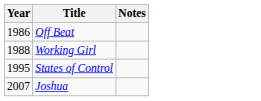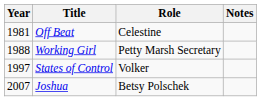+ column: (170, 13)
(19, 31) 1986 -> (19, 31) 1981
(19, 68) 1995 -> (19, 68) 1997
